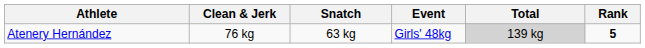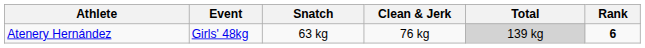columns swapped: (429, 14) <-> (240, 14)
(613, 33) 5 -> (613, 33) 6
